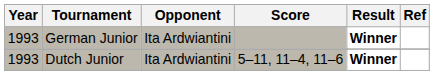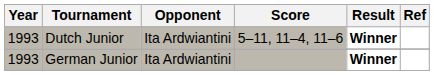rows swapped: (85, 60) <-> (92, 38)
